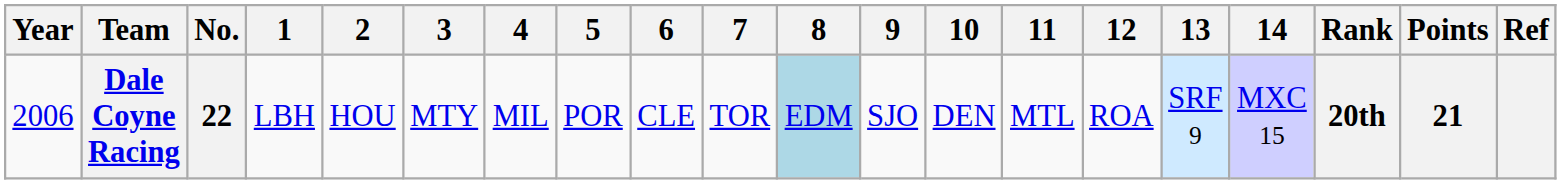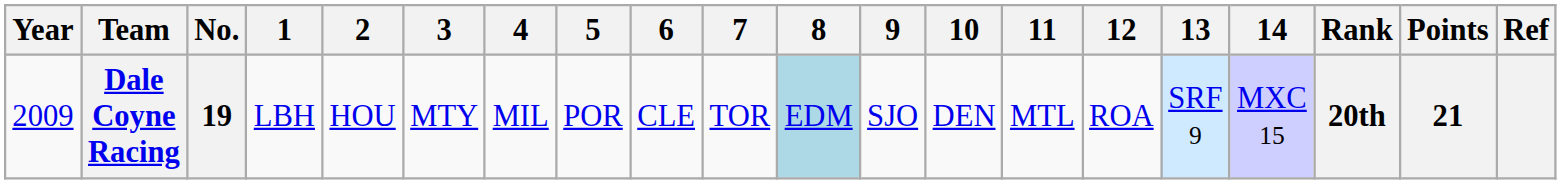(43, 115) 2006 -> (43, 115) 2009
(217, 115) 22 -> (217, 115) 19
